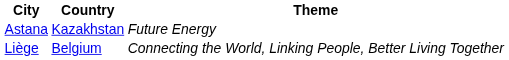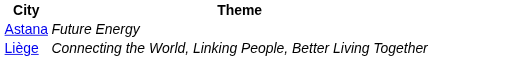- column: (88, 10)
